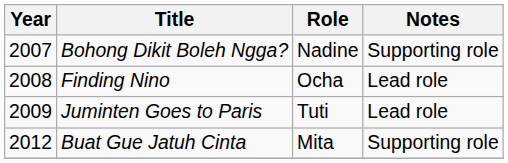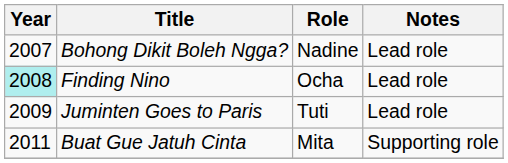(433, 50) Supporting role -> (408, 50) Lead role
(31, 81) no background -> (31, 81) paleturquoise background
(31, 142) 2012 -> (30, 142) 2011
